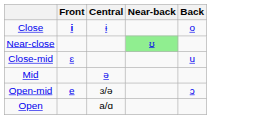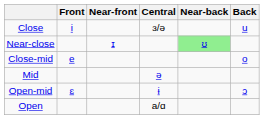+ column: (113, 12)
(72, 28) bold -> (72, 28) normal
(106, 28) ɨ -> (159, 28) ɜ/ə
(192, 28) o -> (245, 28) u
(72, 59) ɛ -> (72, 59) e
(192, 59) u -> (245, 59) o
(72, 91) e -> (72, 91) ɛ
(106, 91) ɜ/ə -> (159, 91) ɨ
